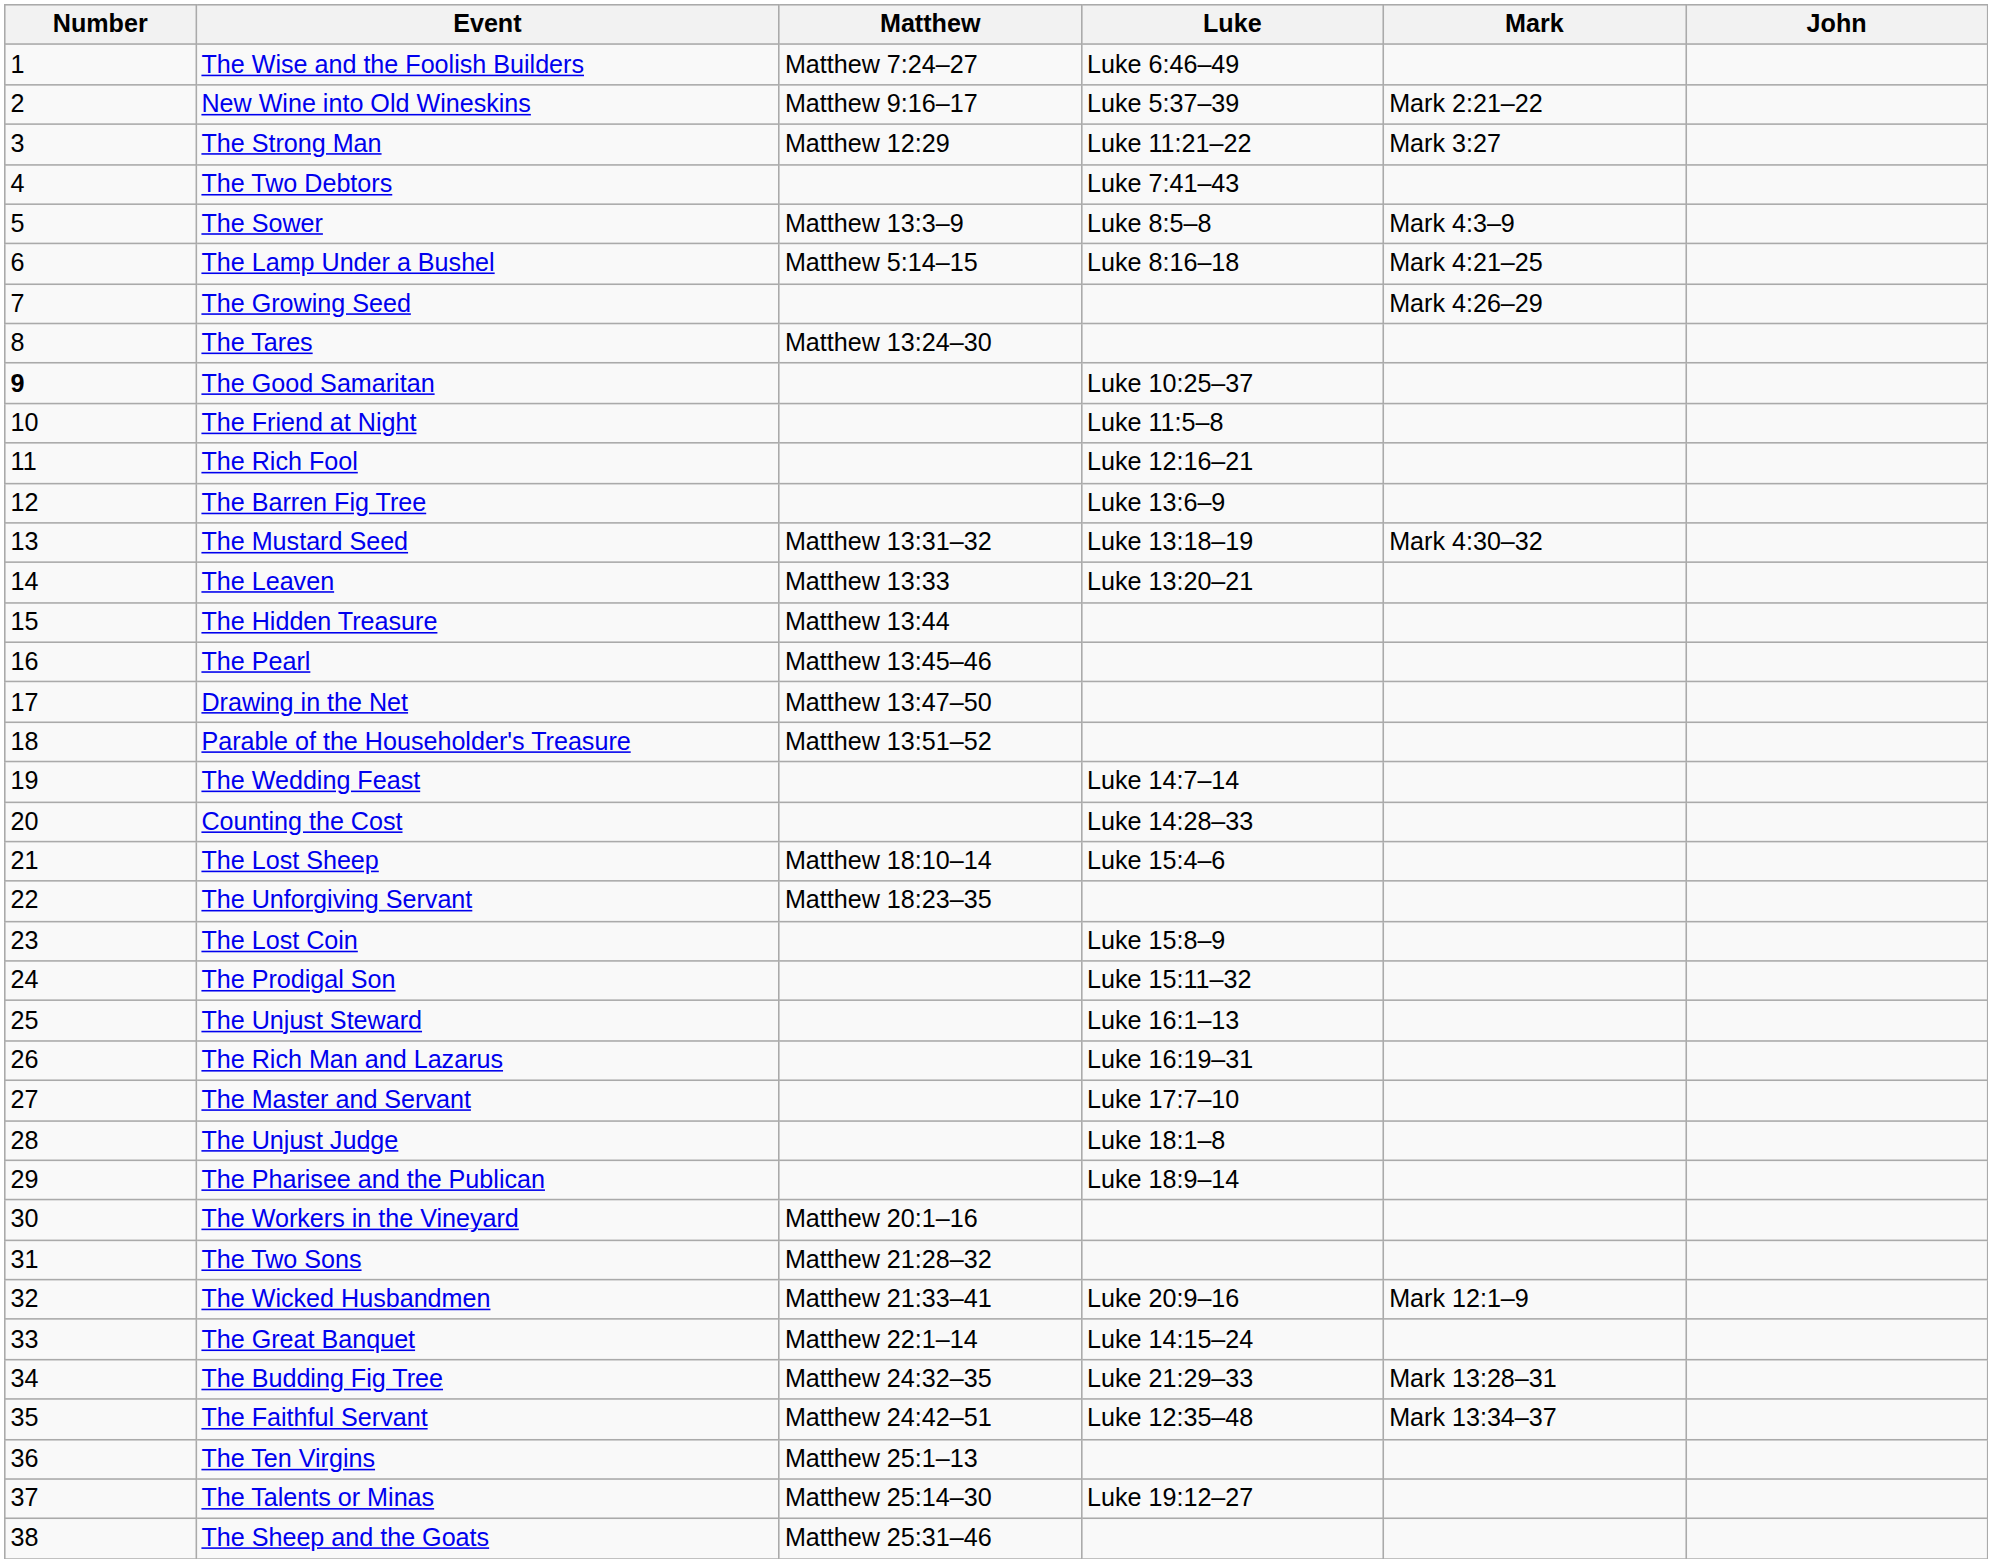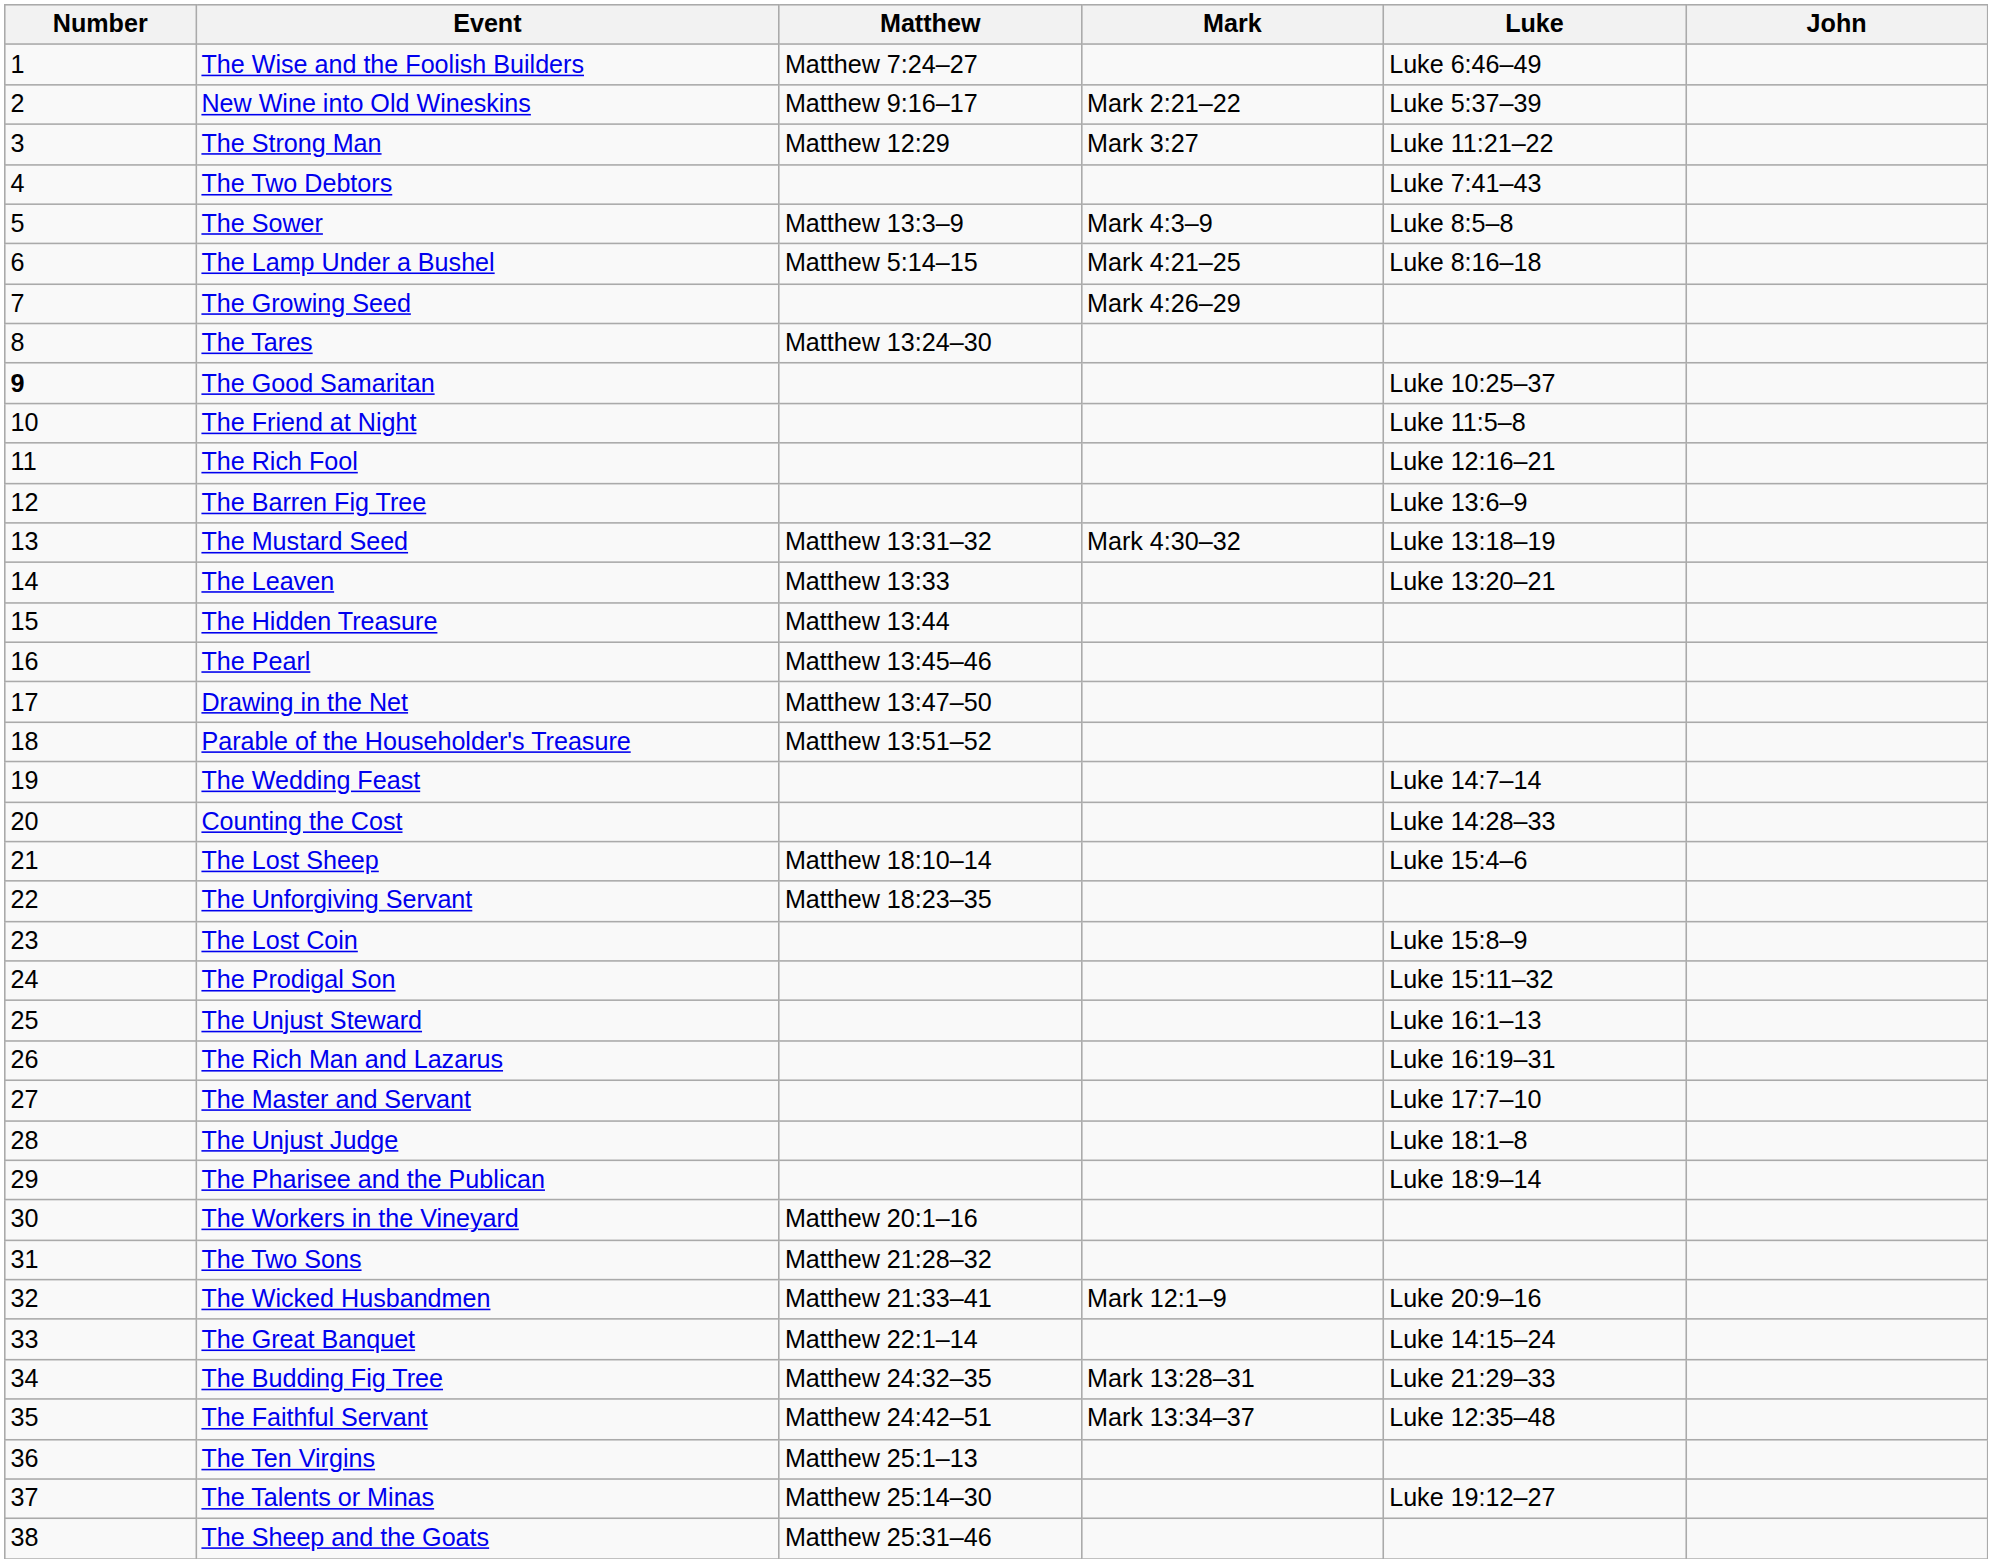columns swapped: (1534, 24) <-> (1232, 24)
